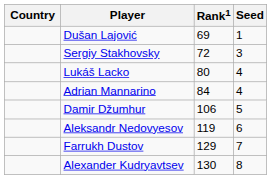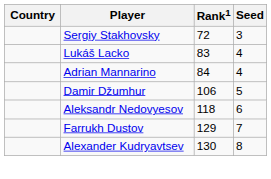- row: (100, 35)
(203, 72) 80 -> (203, 53) 83
(206, 128) 119 -> (206, 109) 118
